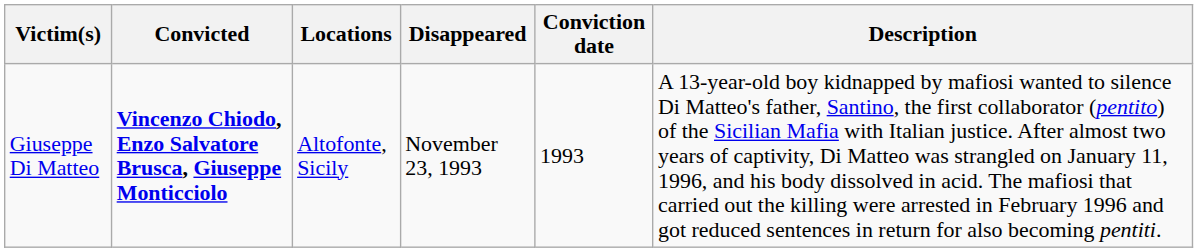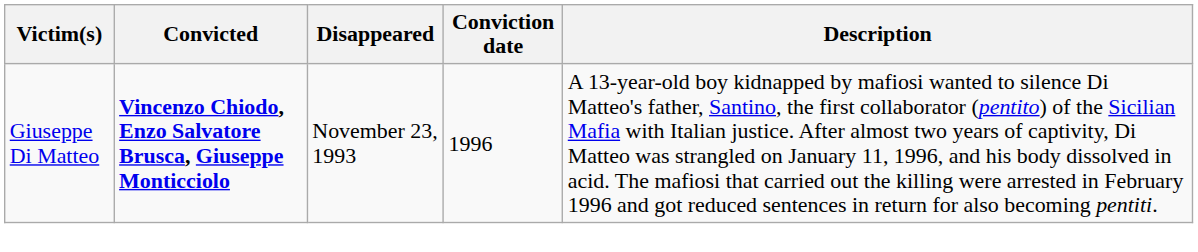- column: (346, 34)
(562, 155) 1993 -> (471, 142) 1996
